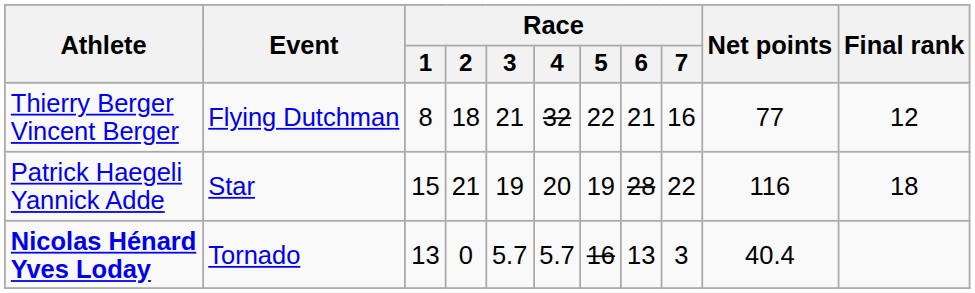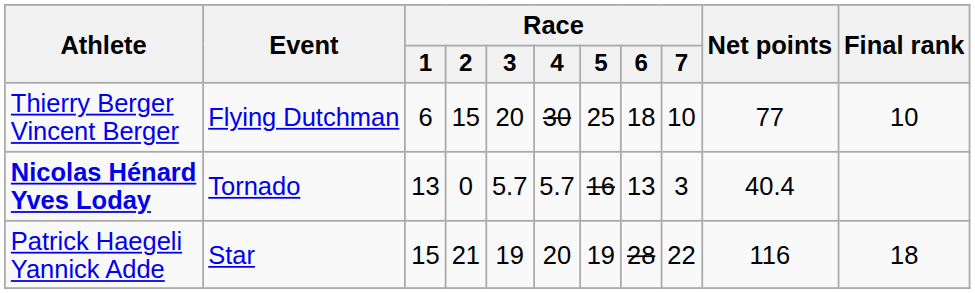(426, 118) 8 -> (426, 118) 6
(466, 118) 18 -> (466, 118) 15
(510, 118) 21 -> (510, 118) 20
(557, 118) 32 -> (557, 118) 30
(601, 118) 22 -> (601, 118) 25
(641, 118) 21 -> (641, 118) 18
(681, 118) 16 -> (681, 118) 10
(904, 118) 12 -> (904, 118) 10
rows swapped: (104, 255) <-> (97, 186)
